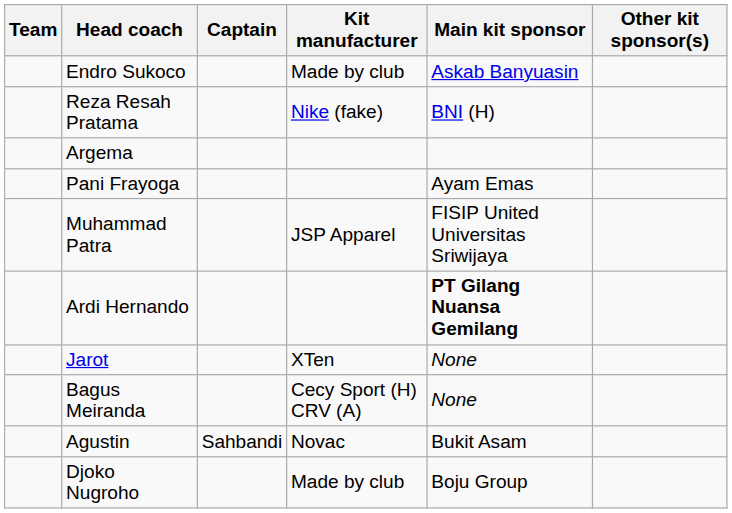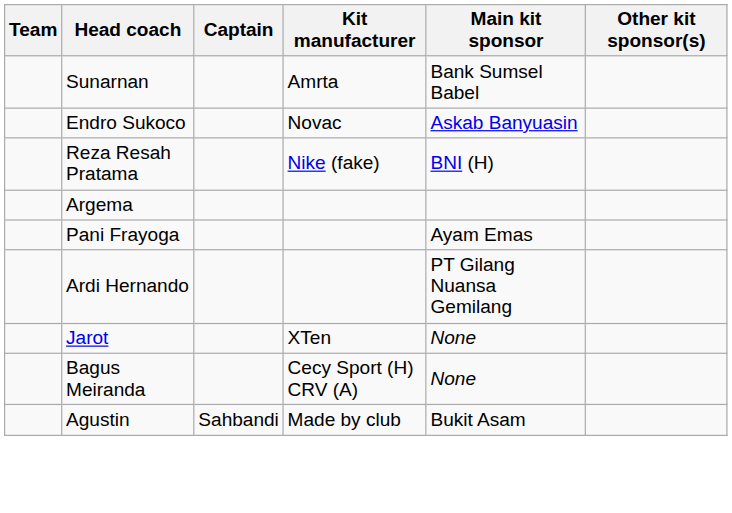+ row: (107, 81)
(348, 71) Made by club -> (315, 122) Novac
- row: (116, 234)
(476, 307) bold -> (473, 286) normal
(318, 441) Novac -> (344, 419) Made by club
- row: (103, 482)
